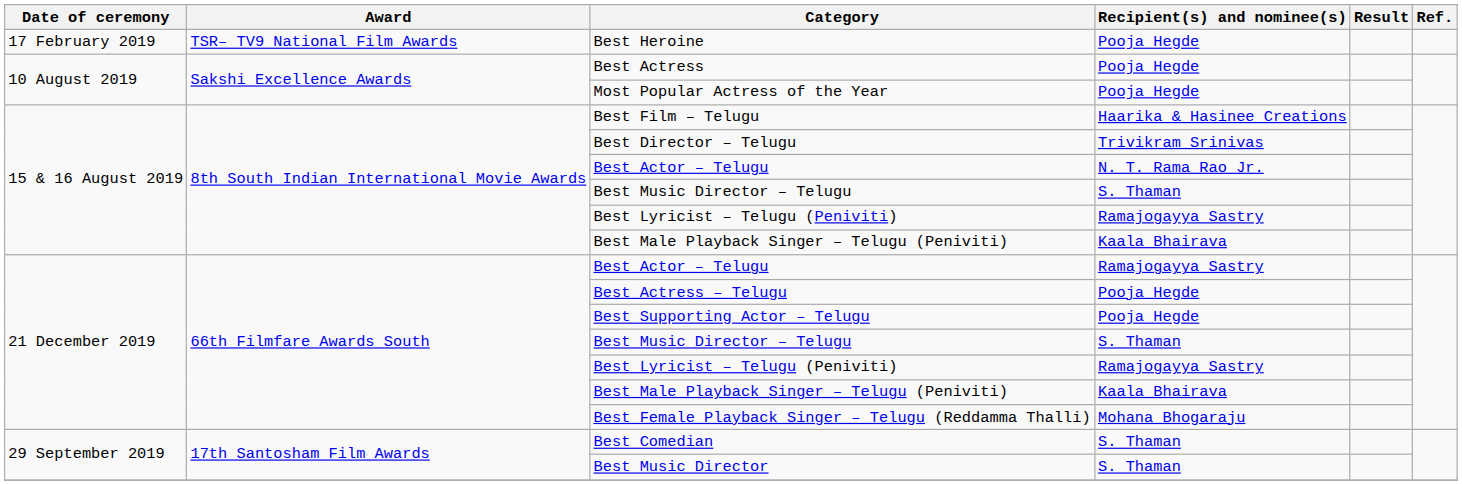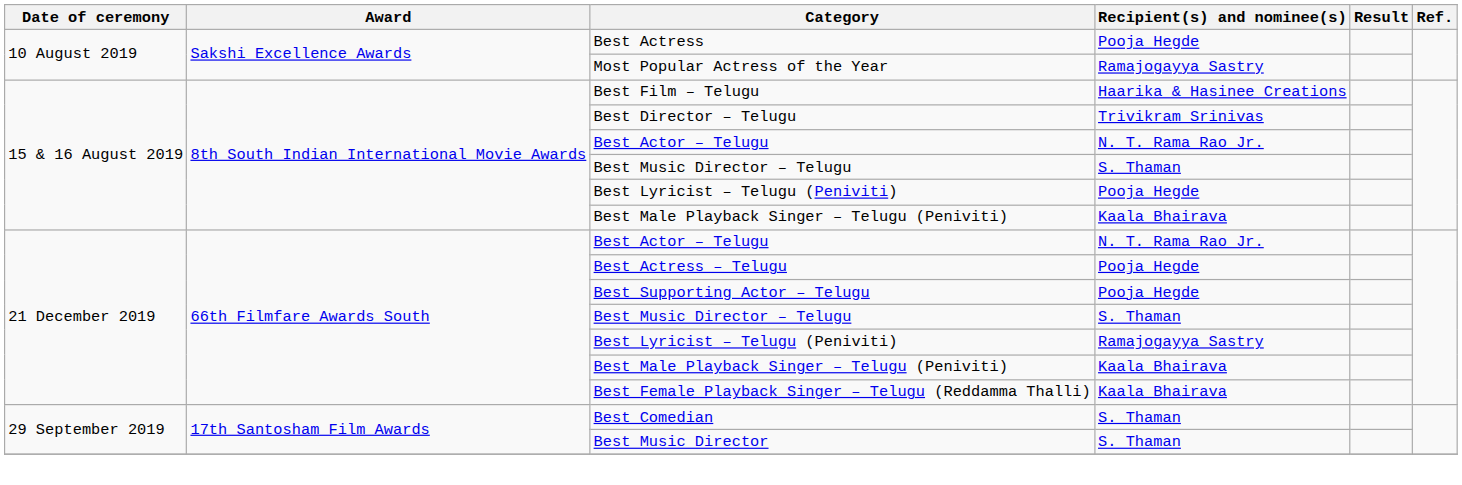- row: (82, 42)
(1149, 92) Pooja Hegde -> (1181, 67) Ramajogayya Sastry
(1181, 217) Ramajogayya Sastry -> (1149, 192) Pooja Hegde
(1181, 267) Ramajogayya Sastry -> (1181, 242) N. T. Rama Rao Jr.
(1172, 417) Mohana Bhogaraju -> (1162, 392) Kaala Bhairava
